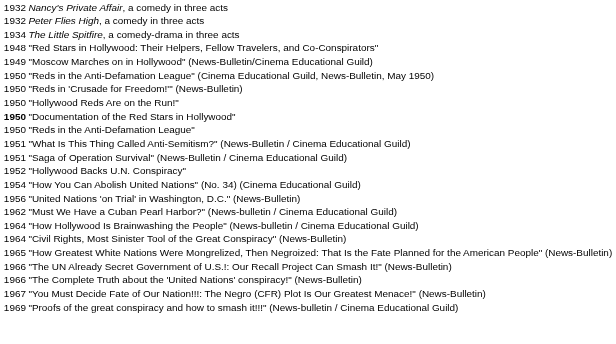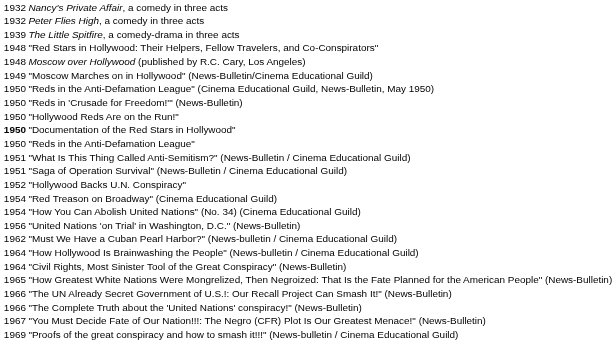(15, 34) 1934 -> (15, 34) 1939
+ row: (167, 62)
+ row: (153, 198)
